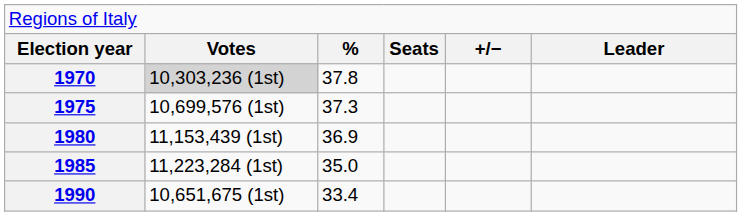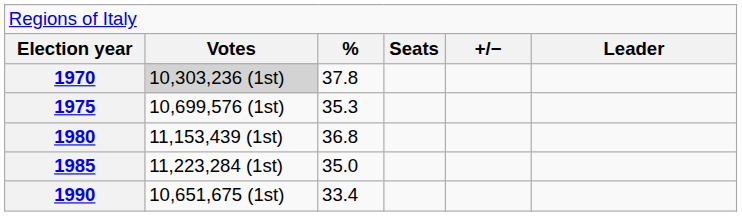(340, 107) 37.3 -> (340, 107) 35.3
(340, 136) 36.9 -> (340, 136) 36.8
